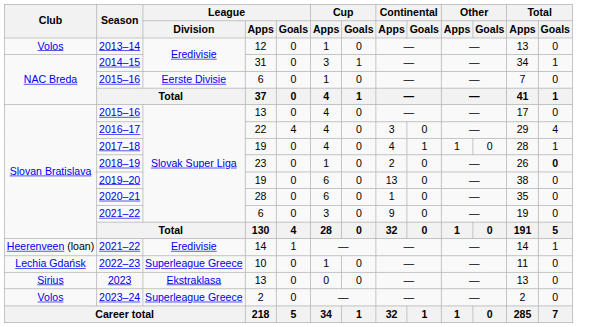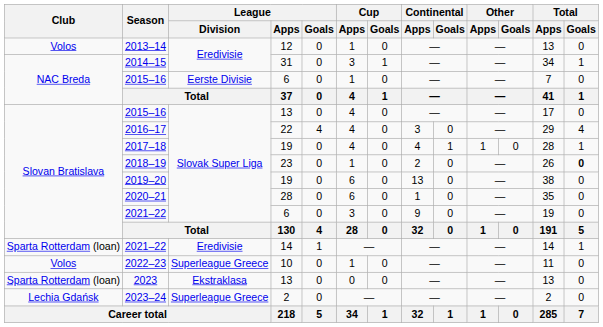(50, 247) Heerenveen (loan) -> (63, 247) Sparta Rotterdam (loan)
(50, 264) Lechia Gdańsk -> (63, 264) Volos
(50, 280) Sirius -> (63, 280) Sparta Rotterdam (loan)
(50, 297) Volos -> (63, 297) Lechia Gdańsk
